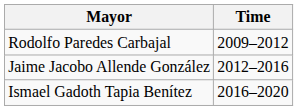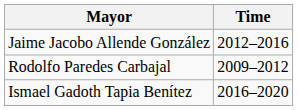rows swapped: (90, 42) <-> (109, 67)
